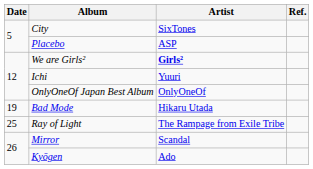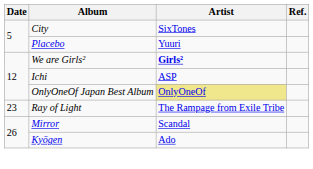(167, 44) ASP -> (169, 44) Yuuri
(169, 76) Yuuri -> (167, 76) ASP
(182, 92) no background -> (182, 92) khaki background
- row: (52, 108)
(12, 124) 25 -> (12, 108) 23
